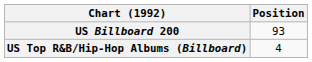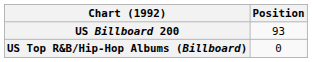(278, 48) 4 -> (278, 48) 0
